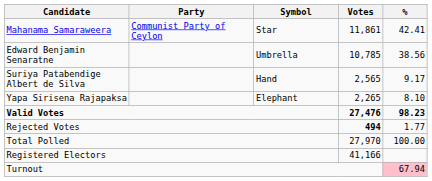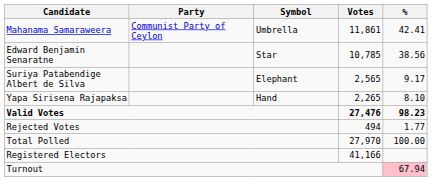(266, 31) Star -> (277, 31) Umbrella
(277, 55) Umbrella -> (266, 55) Star
(266, 79) Hand -> (277, 79) Elephant
(277, 98) Elephant -> (266, 98) Hand
(373, 127) bold -> (373, 127) normal
